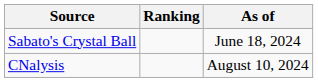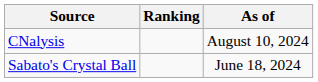rows swapped: (36, 65) <-> (72, 41)
